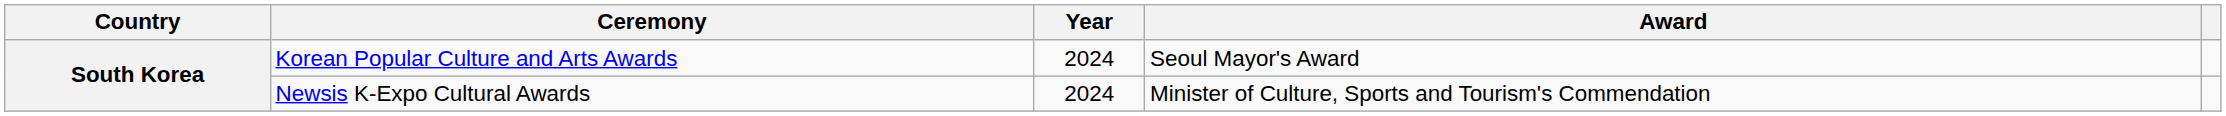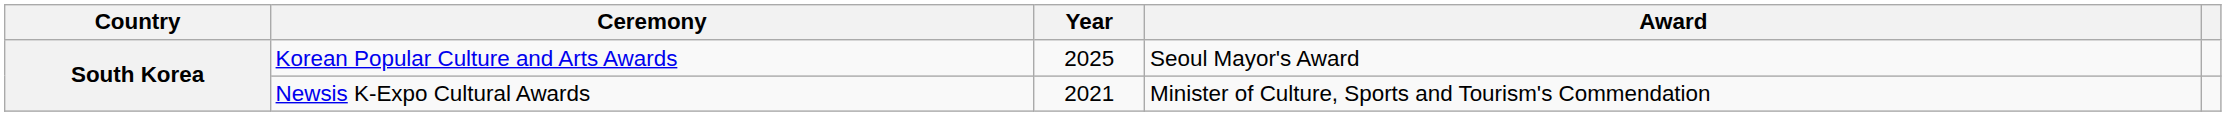(1089, 57) 2024 -> (1089, 57) 2025
(1089, 93) 2024 -> (1089, 93) 2021
